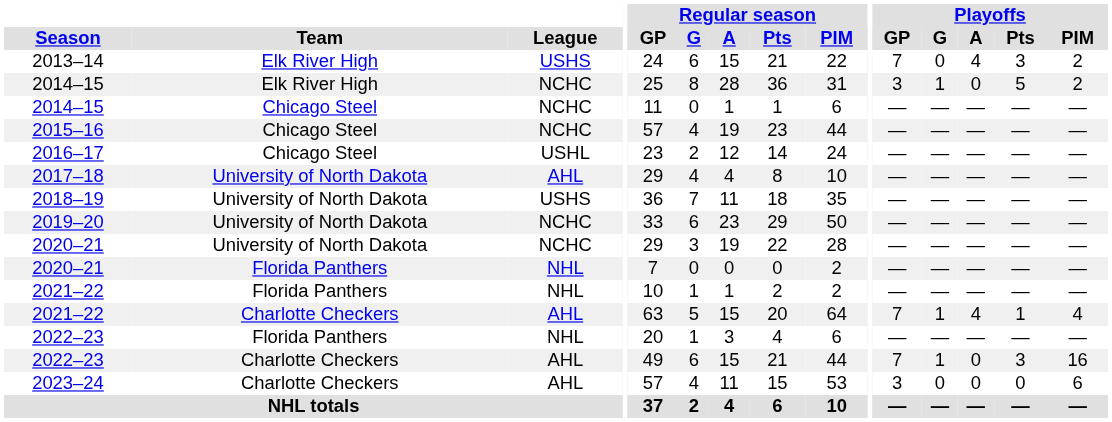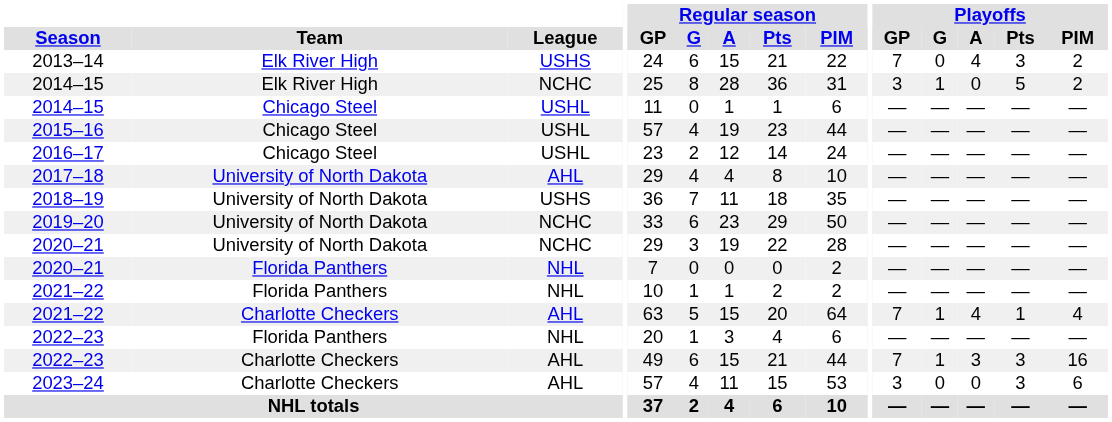(565, 107) NCHC -> (565, 107) USHL
(565, 130) NCHC -> (565, 130) USHL
(976, 360) 0 -> (976, 360) 3
(1020, 383) 0 -> (1020, 383) 3
